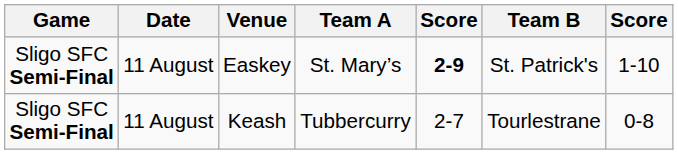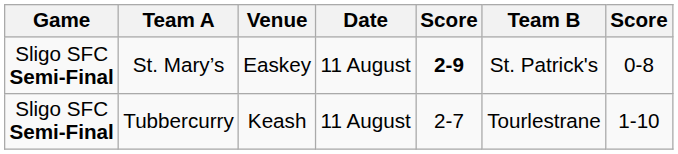columns swapped: (168, 20) <-> (356, 20)
(639, 65) 1-10 -> (639, 65) 0-8
(639, 121) 0-8 -> (639, 121) 1-10
